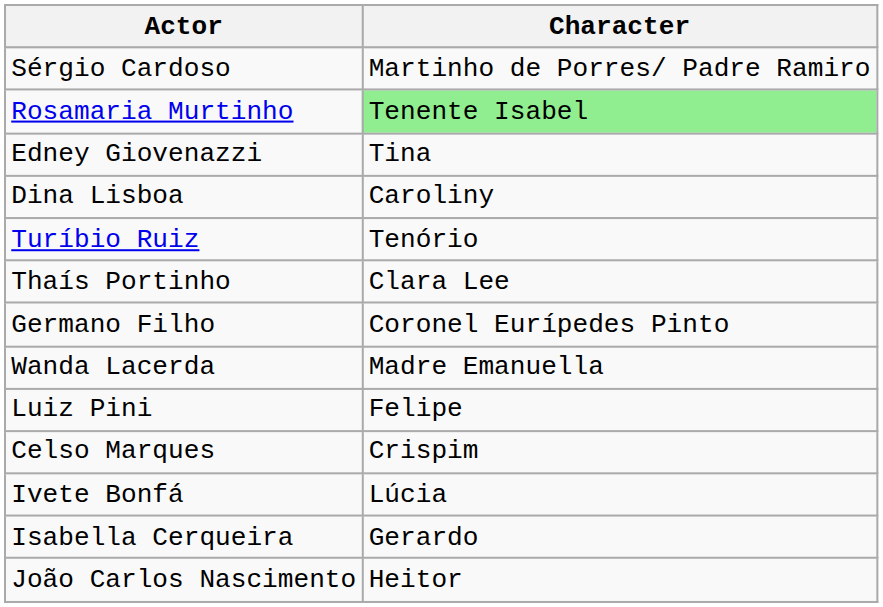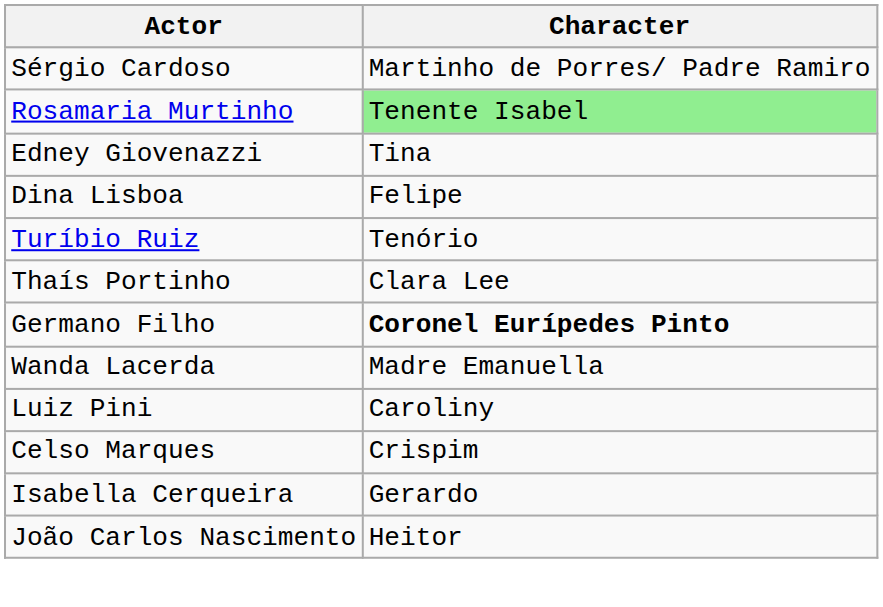(431, 197) Caroliny -> (416, 197) Felipe
(549, 324) normal -> (549, 324) bold
(416, 410) Felipe -> (431, 410) Caroliny
- row: (97, 495)
